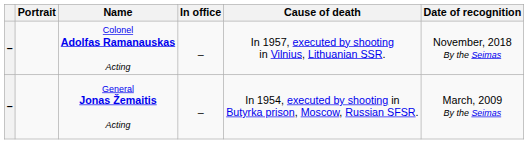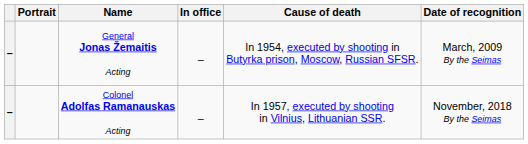rows swapped: (118, 107) <-> (118, 48)
